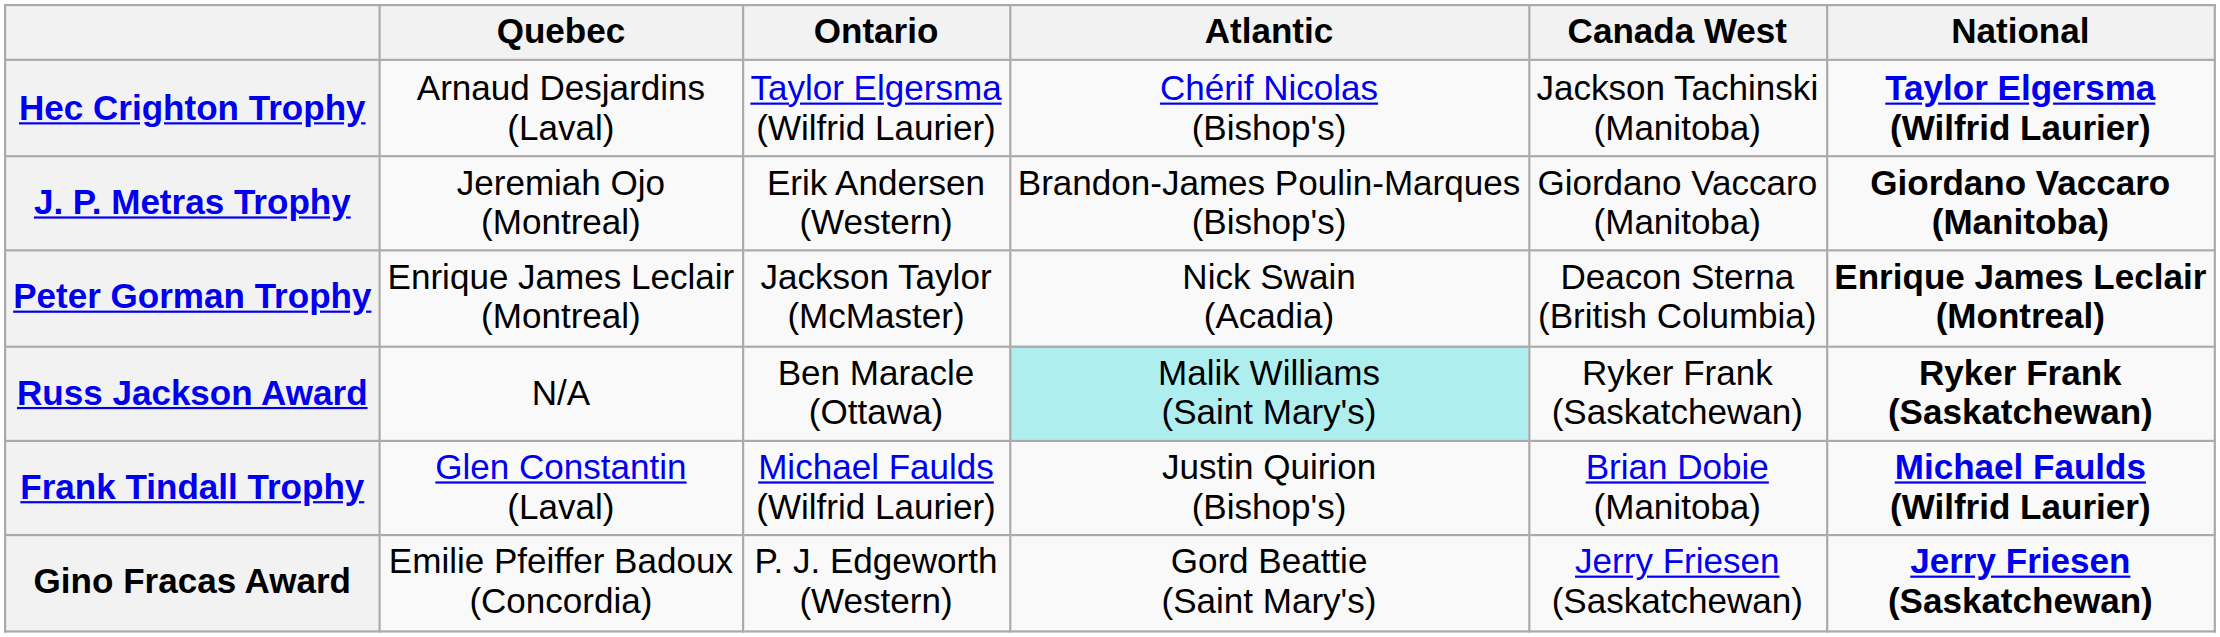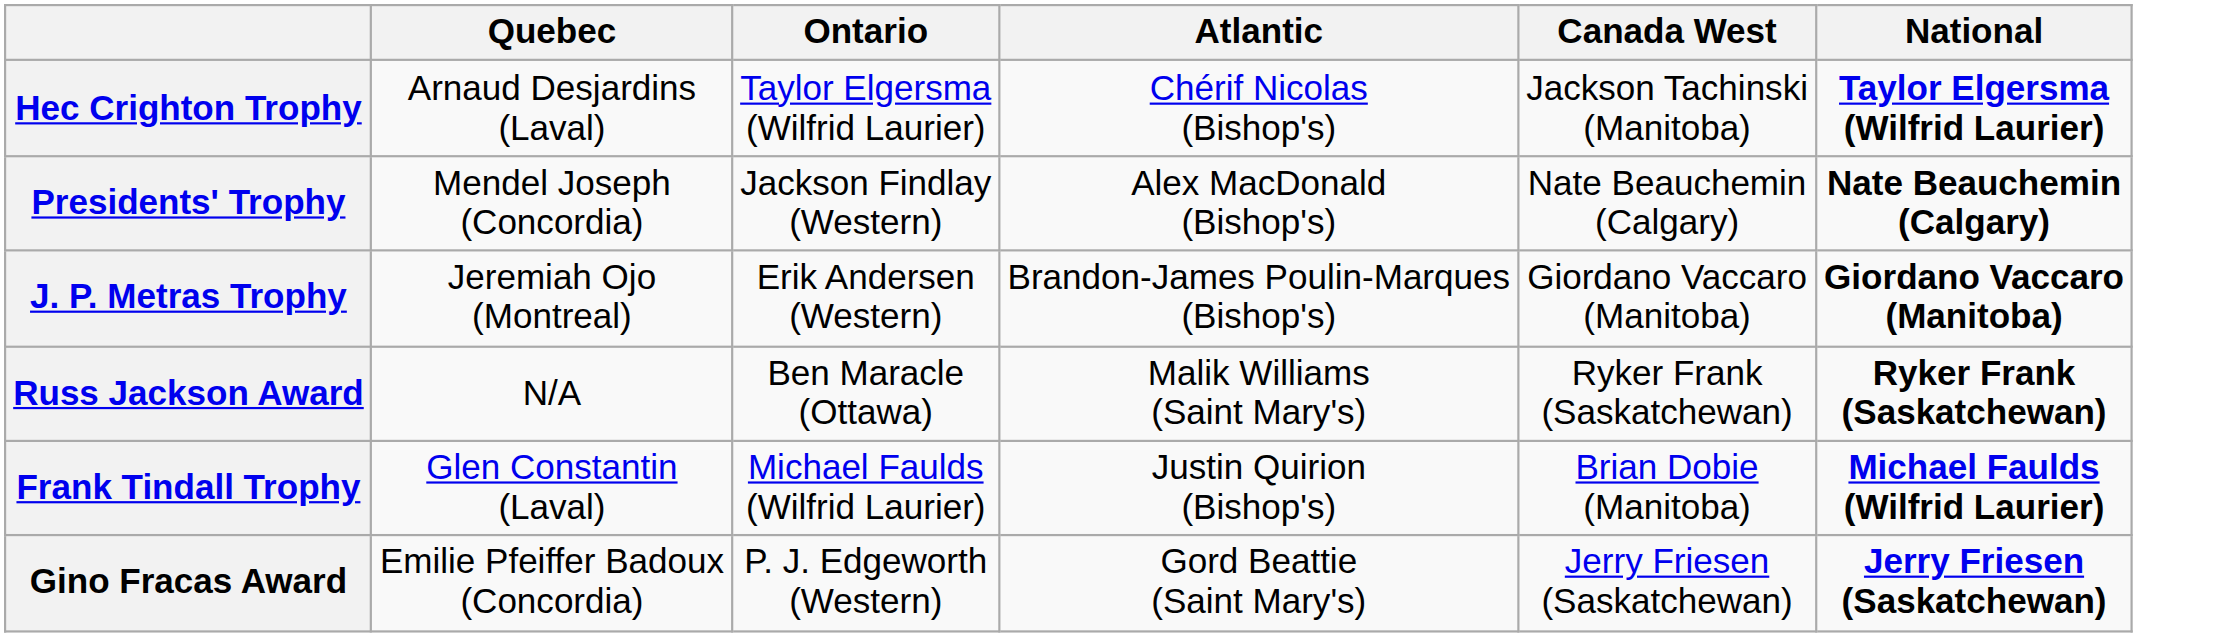+ row: (188, 202)
- row: (192, 297)
(1269, 392) paleturquoise background -> (1259, 392) no background
